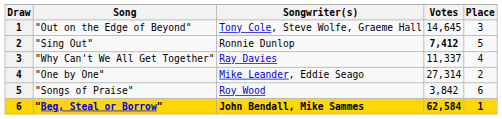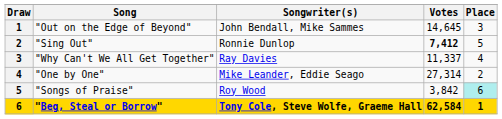(321, 28) Tony Cole, Steve Wolfe, Graeme Hall -> (292, 28) John Bendall, Mike Sammes
(480, 91) no background -> (480, 91) paleturquoise background
(292, 106) John Bendall, Mike Sammes -> (321, 106) Tony Cole, Steve Wolfe, Graeme Hall
